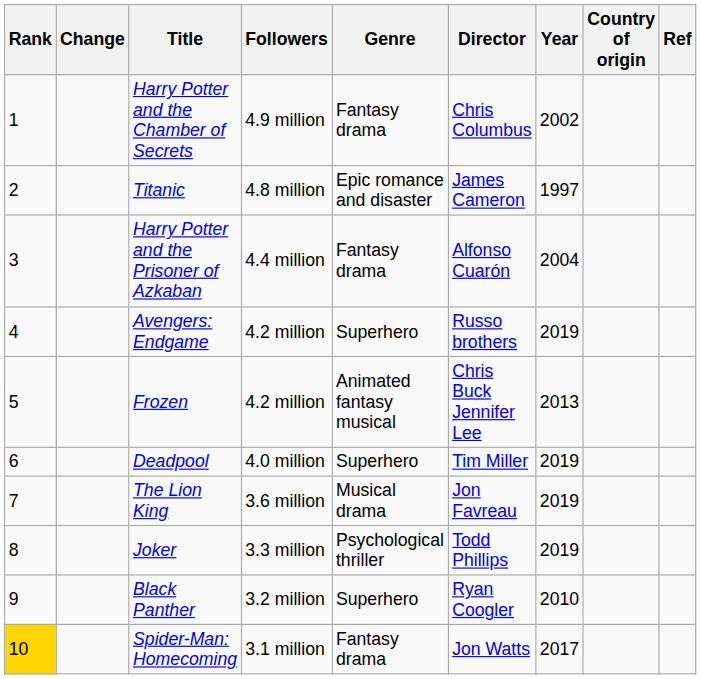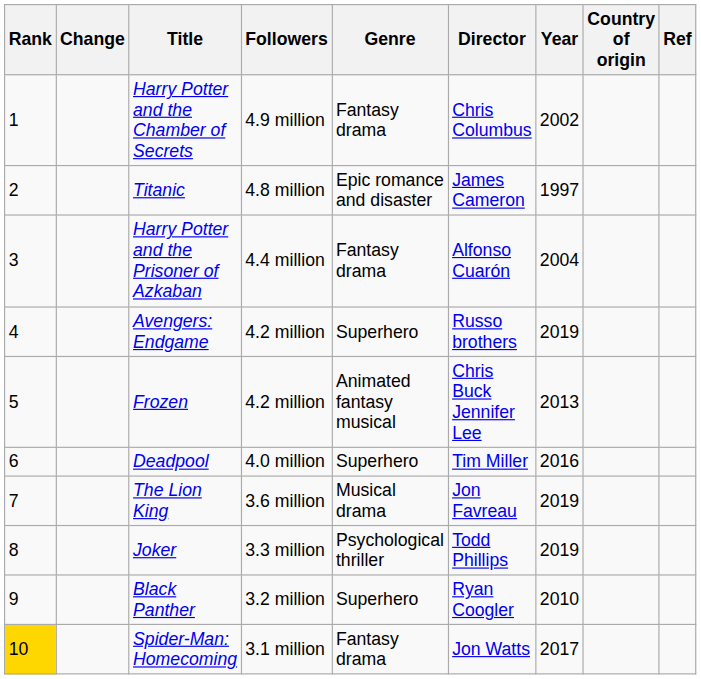(560, 461) 2019 -> (560, 461) 2016
